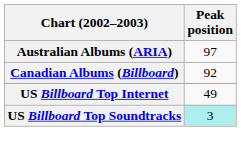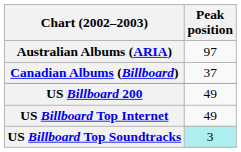(210, 72) 92 -> (210, 72) 37
+ row: (94, 94)
